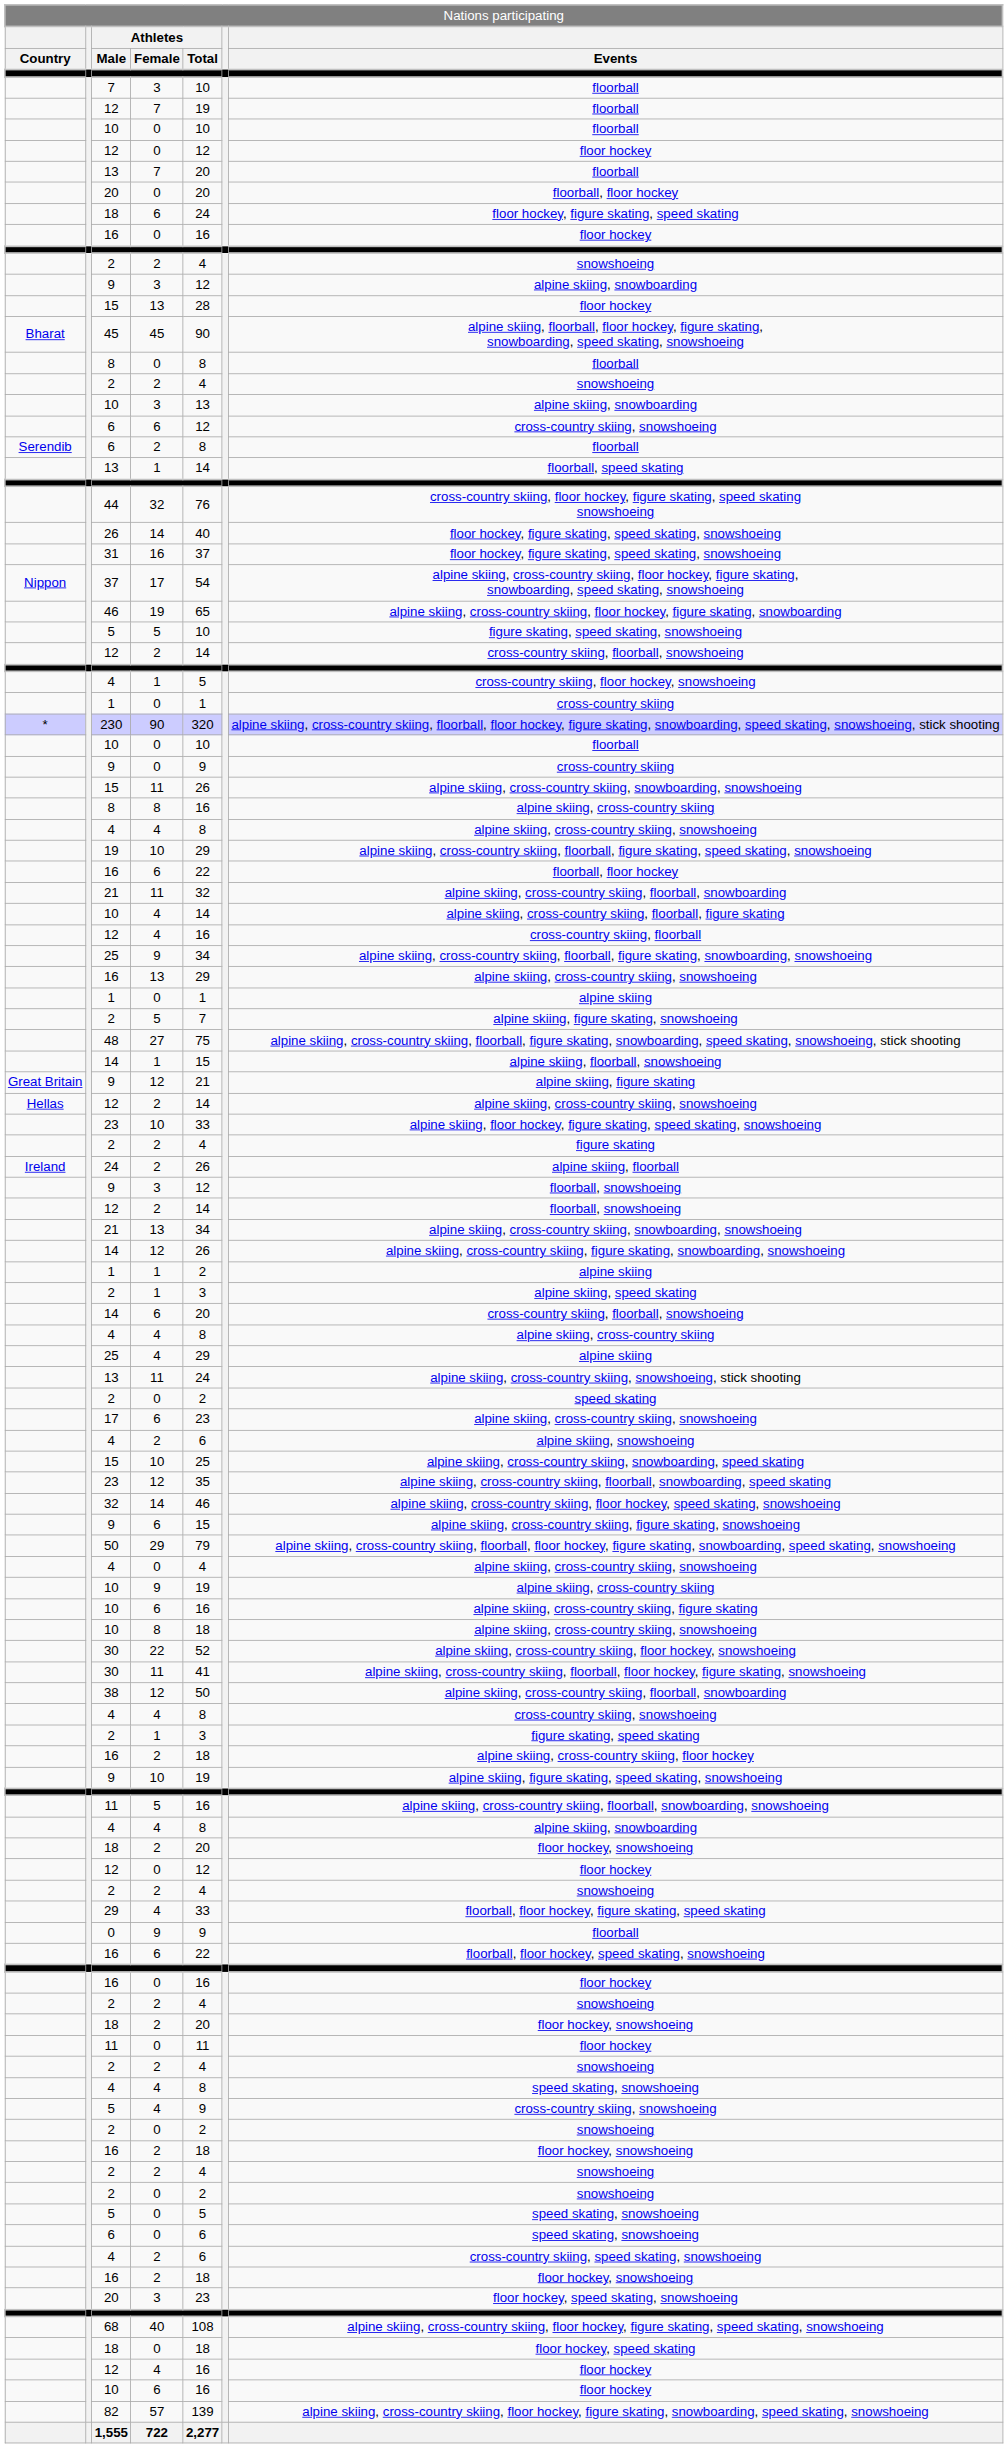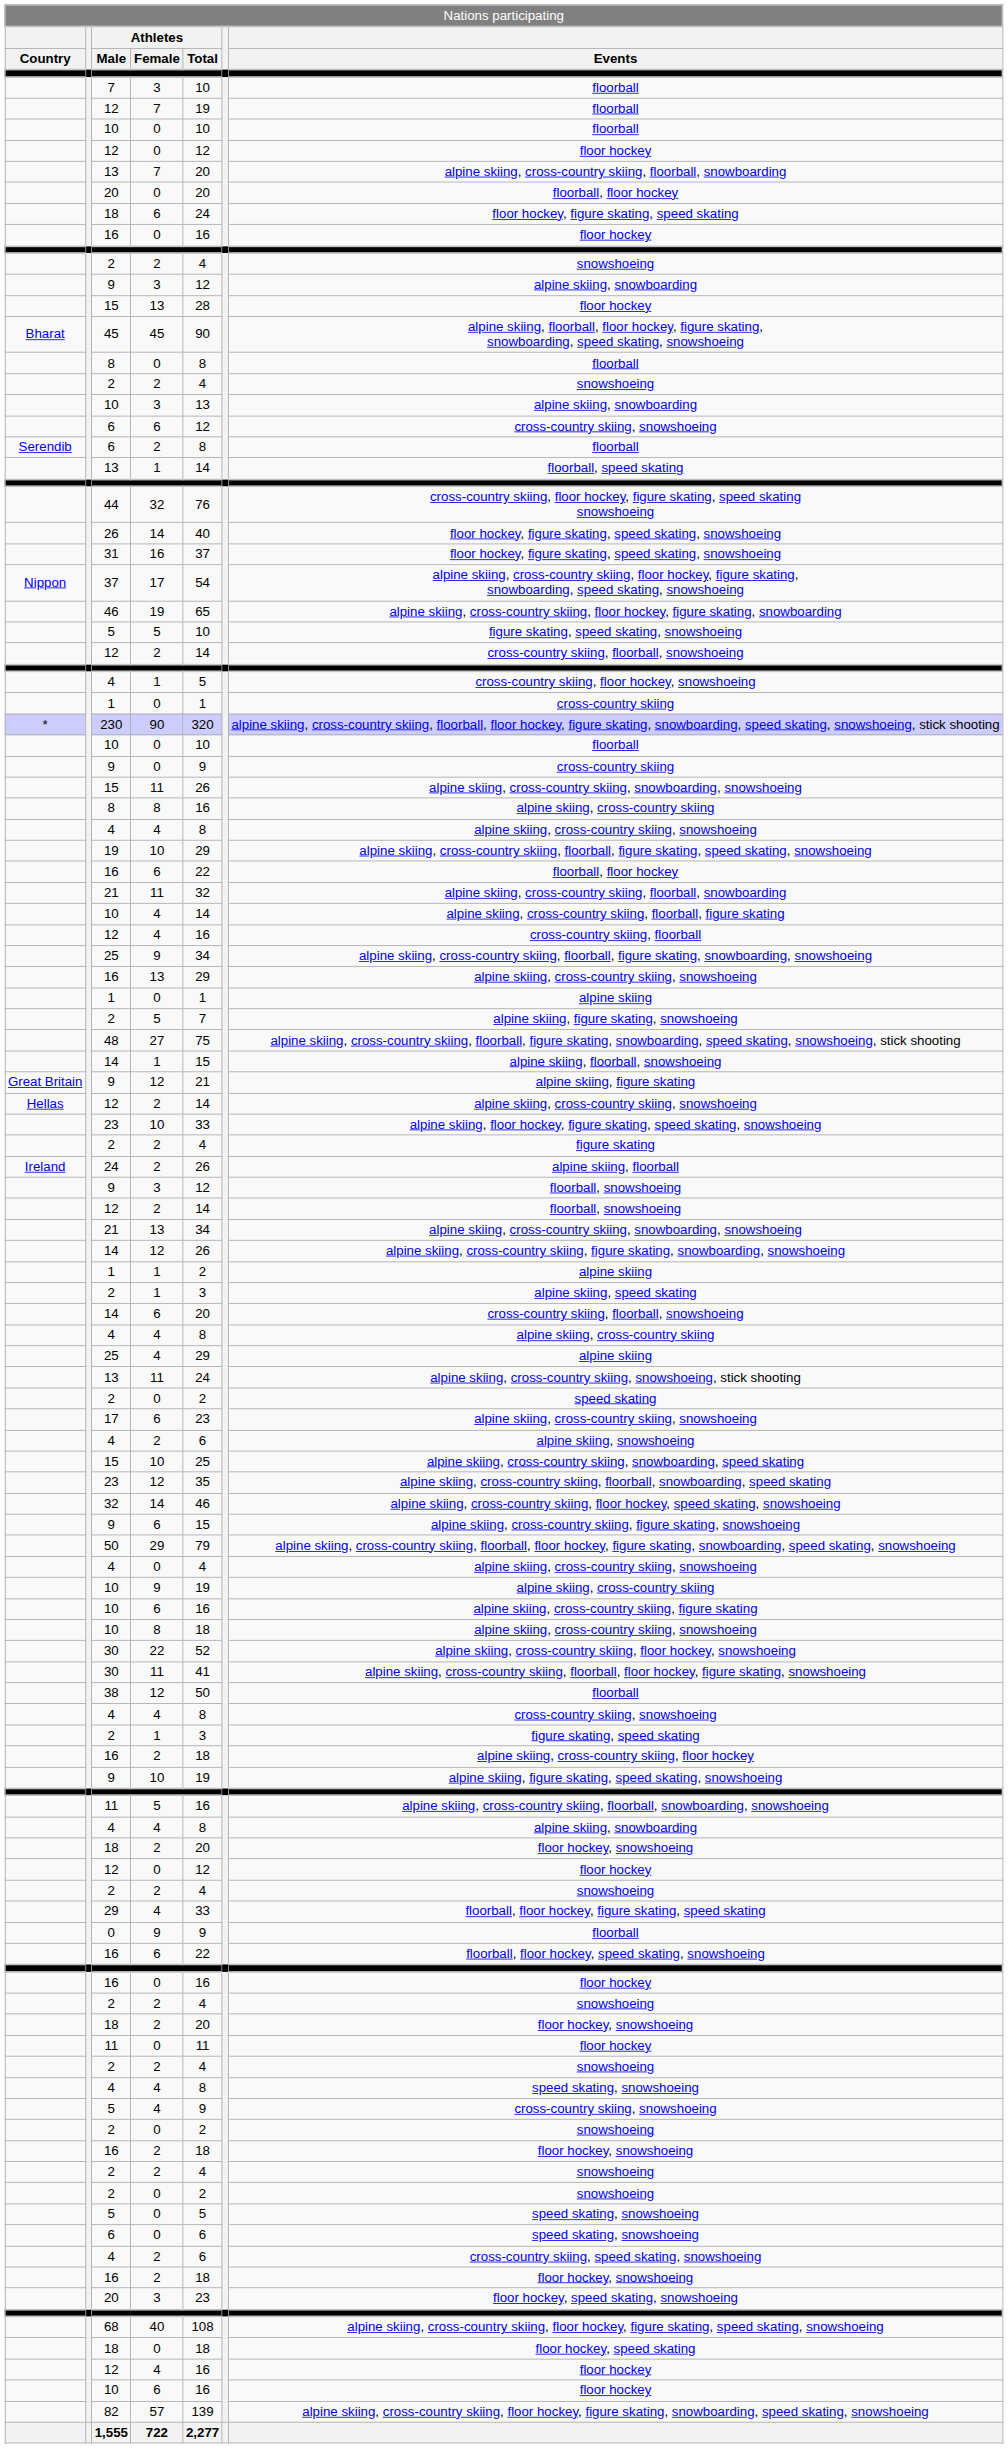(616, 171) floorball -> (616, 171) alpine skiing, cross-country skiing, floorball, snowboarding
(616, 1693) alpine skiing, cross-country skiing, floorball, snowboarding -> (616, 1693) floorball
